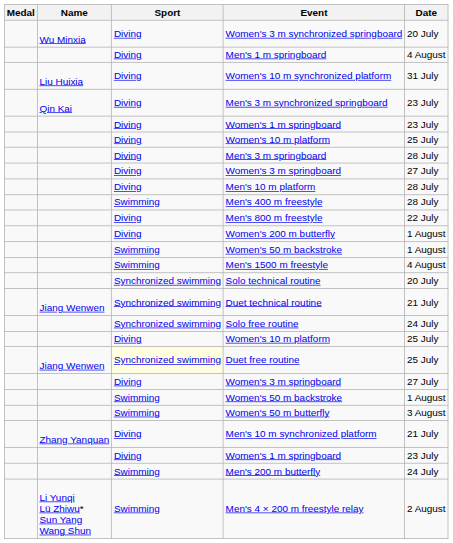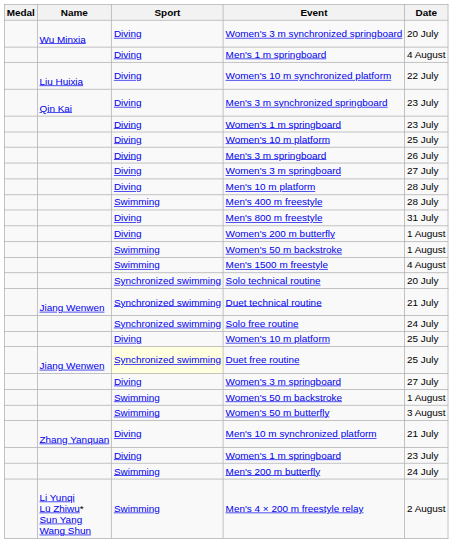(423, 76) 31 July -> (423, 76) 22 July
(423, 156) 28 July -> (423, 156) 26 July
(423, 218) 22 July -> (423, 218) 31 July
